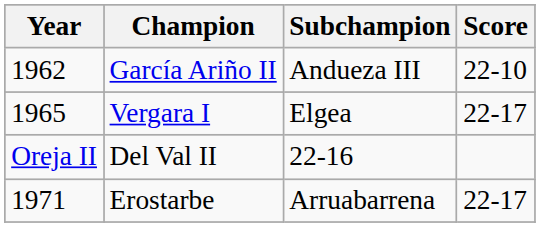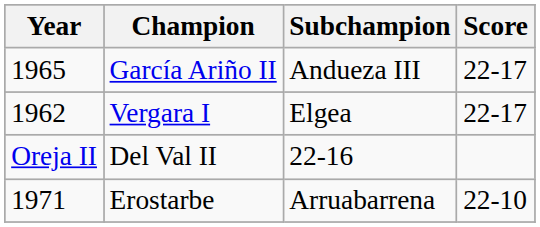(39, 69) 1962 -> (39, 69) 1965
(495, 69) 22-10 -> (495, 69) 22-17
(39, 112) 1965 -> (39, 112) 1962
(495, 199) 22-17 -> (495, 199) 22-10
